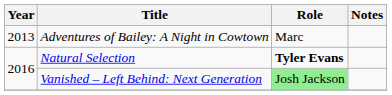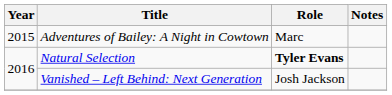(21, 36) 2013 -> (21, 36) 2015
(310, 79) lightgreen background -> (310, 79) no background
